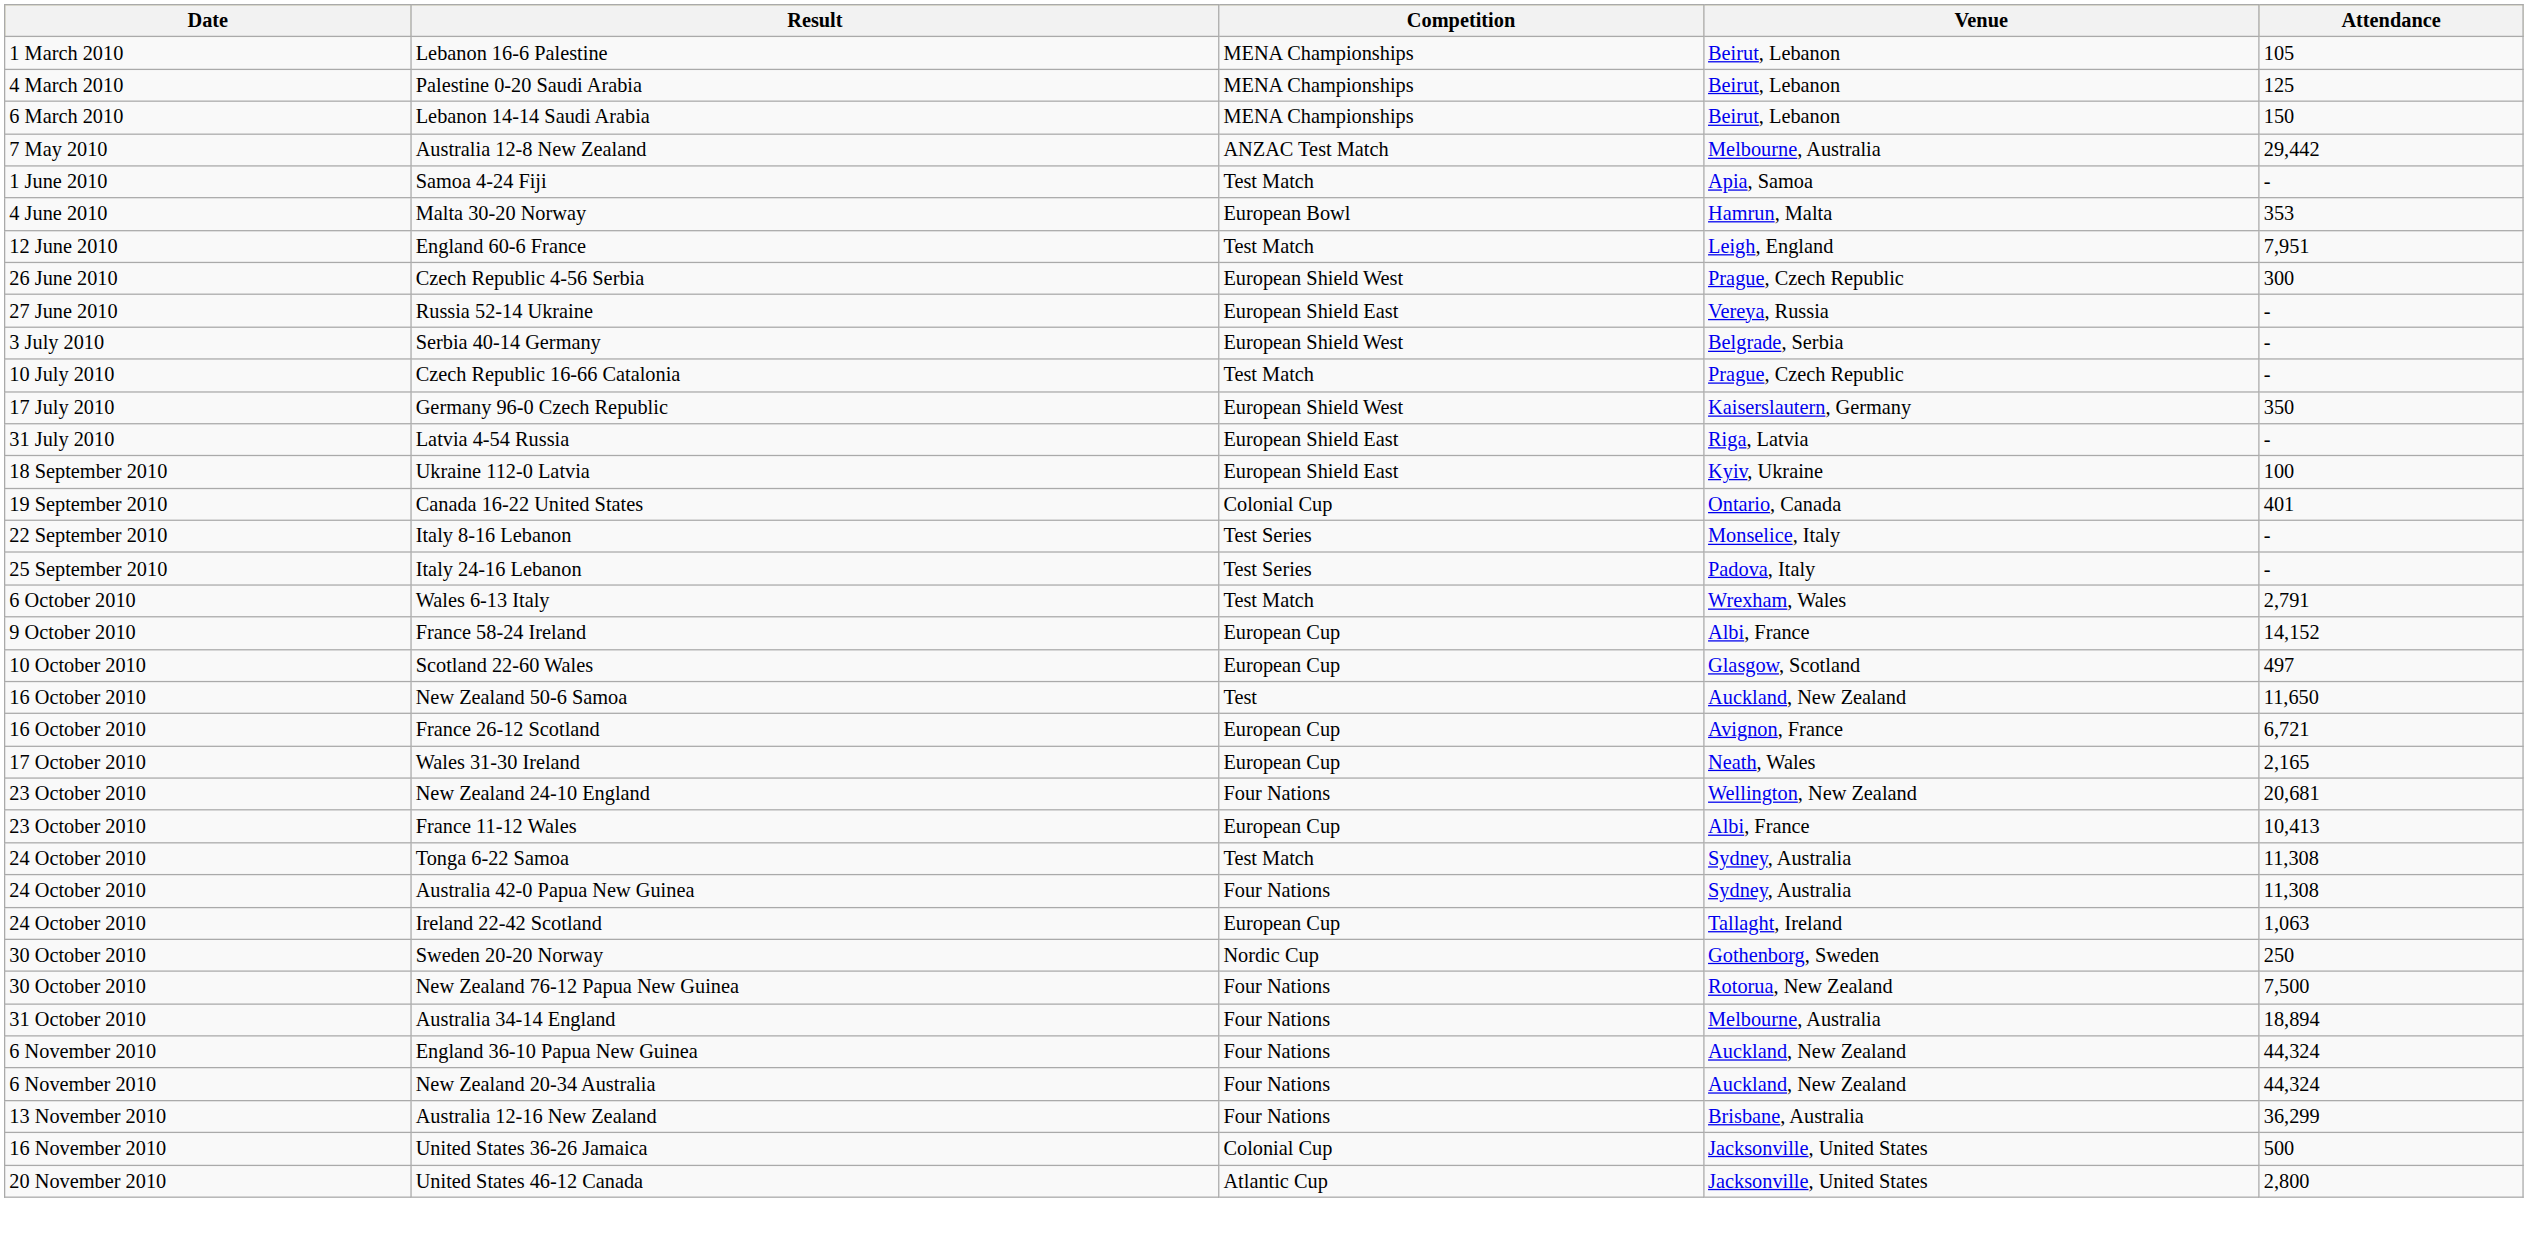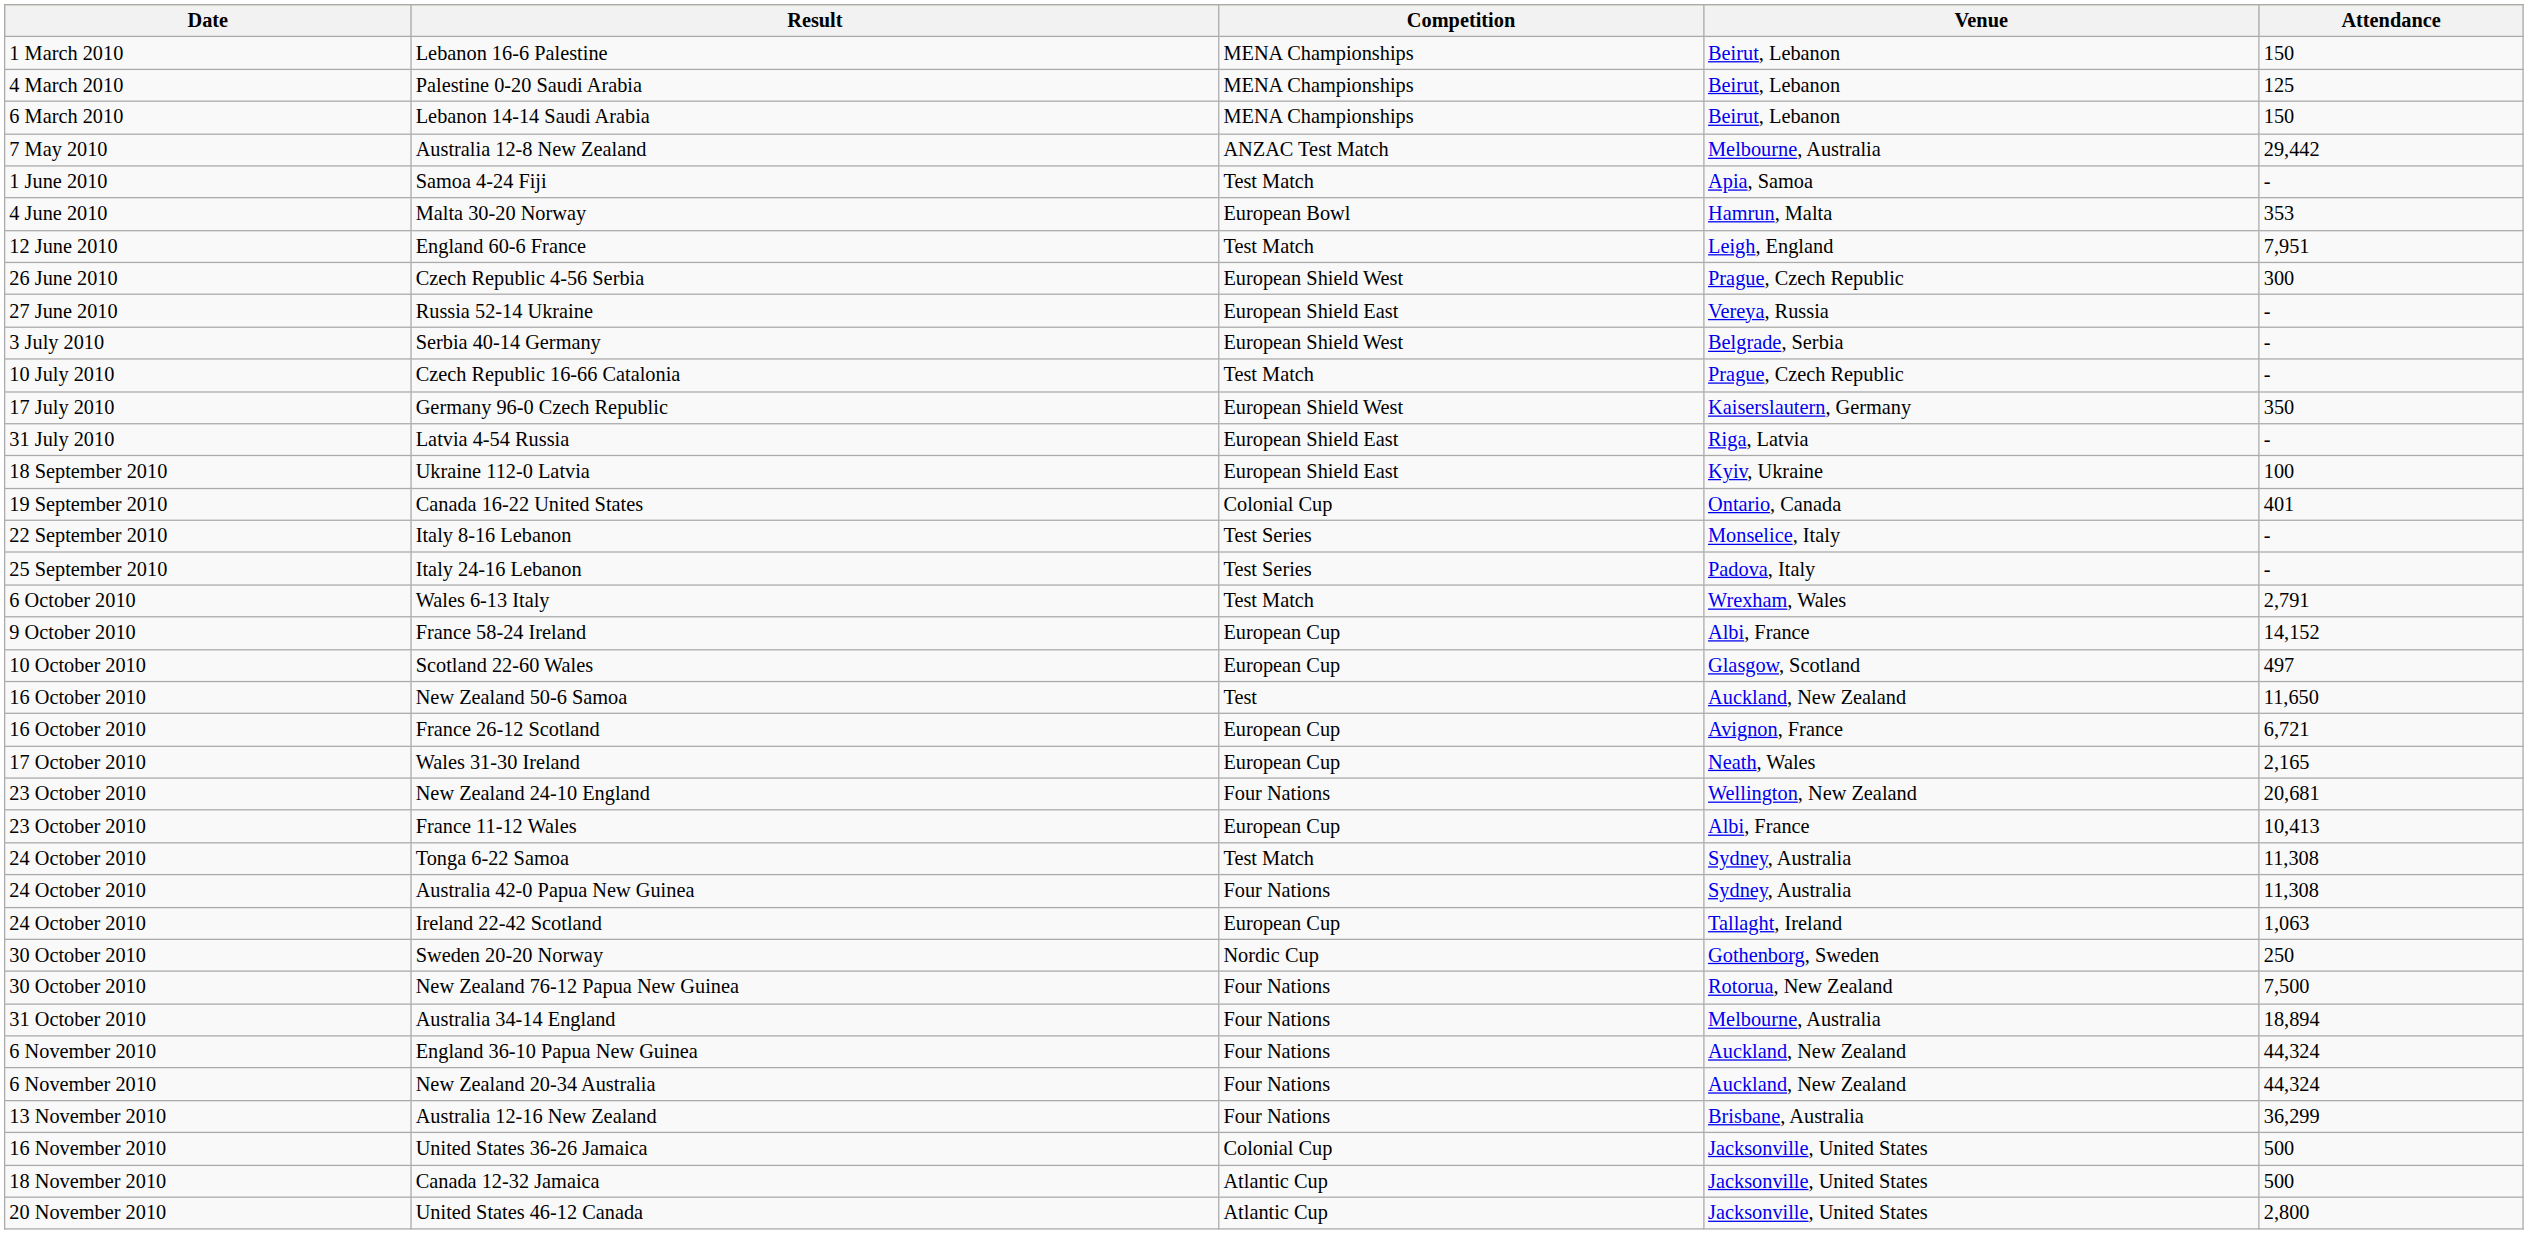(2279, 52) 105 -> (2279, 52) 150
+ row: (508, 1180)
